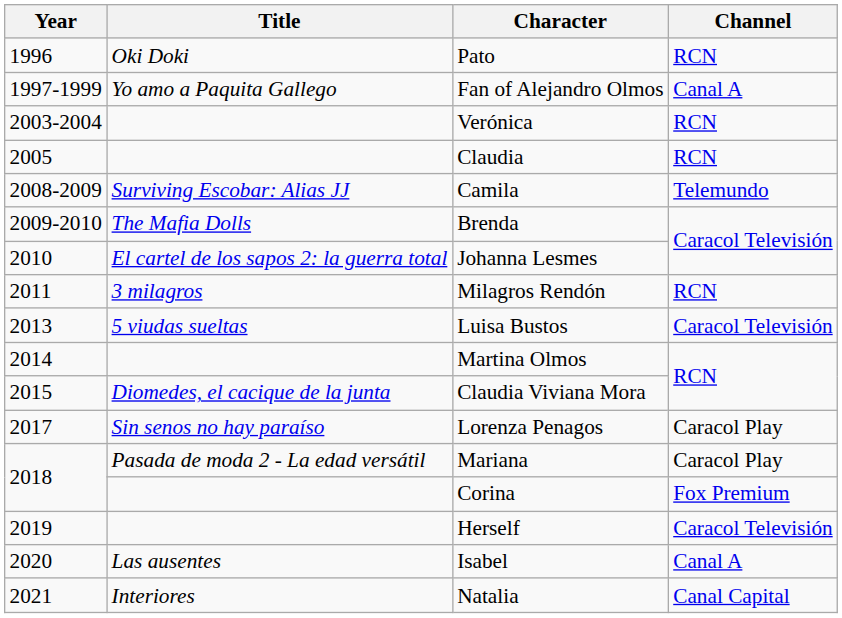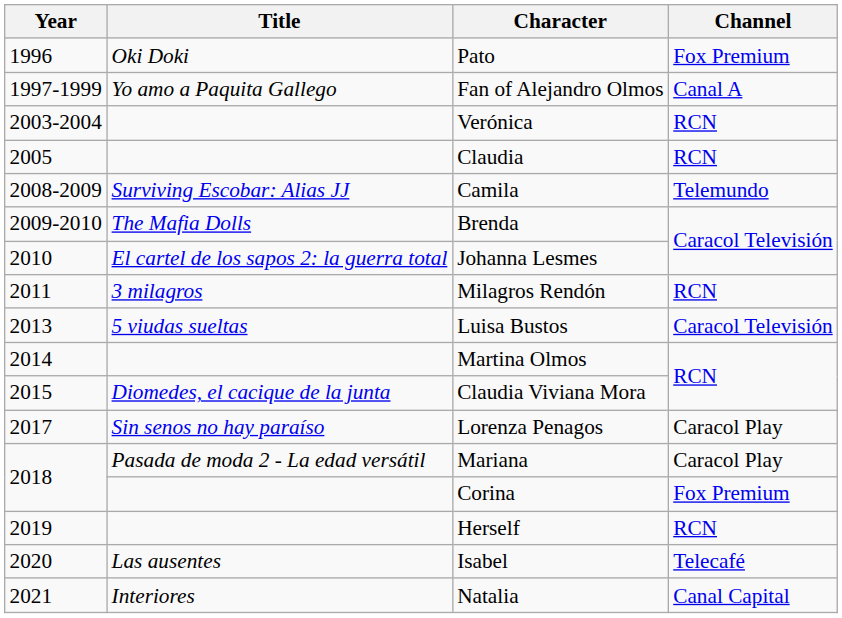(695, 55) RCN -> (731, 55) Fox Premium
(753, 527) Caracol Televisión -> (695, 527) RCN
(708, 561) Canal A -> (709, 561) Telecafé
